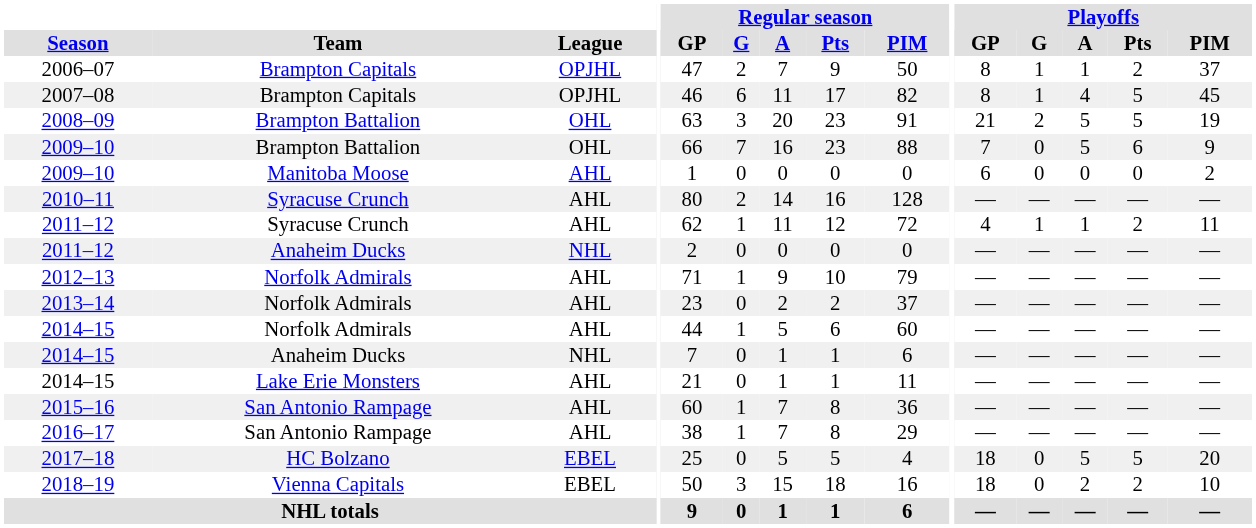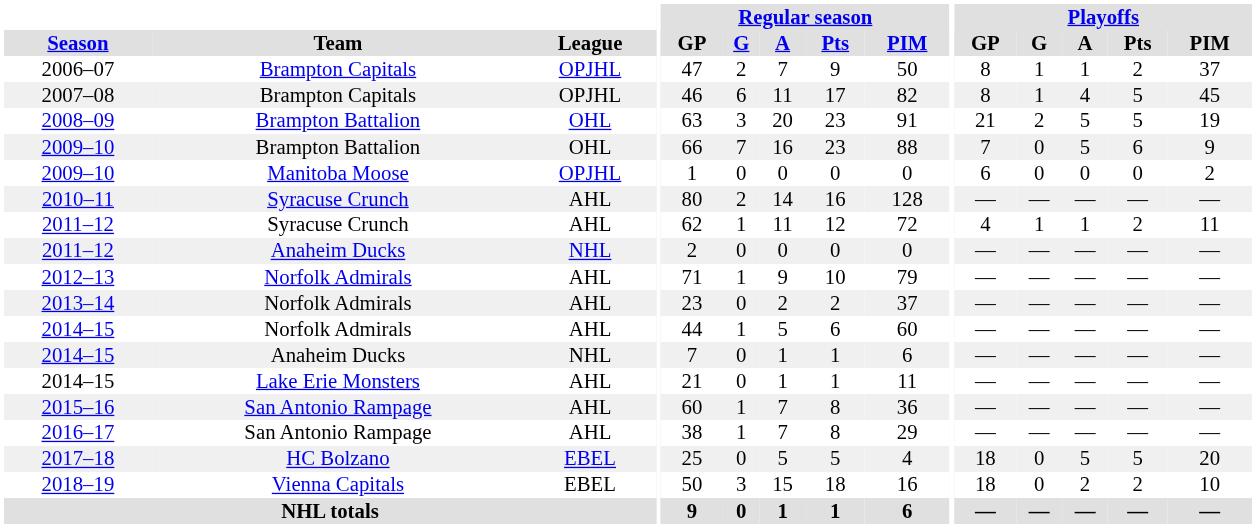(590, 172) AHL -> (590, 172) OPJHL
